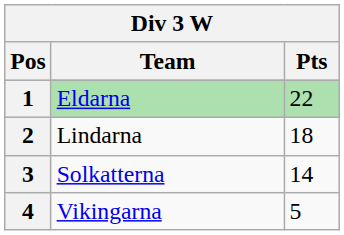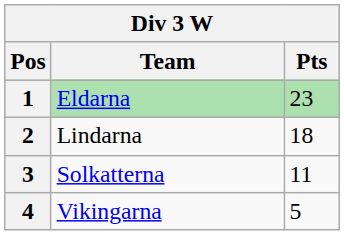(301, 98) 22 -> (301, 98) 23
(301, 173) 14 -> (301, 173) 11
